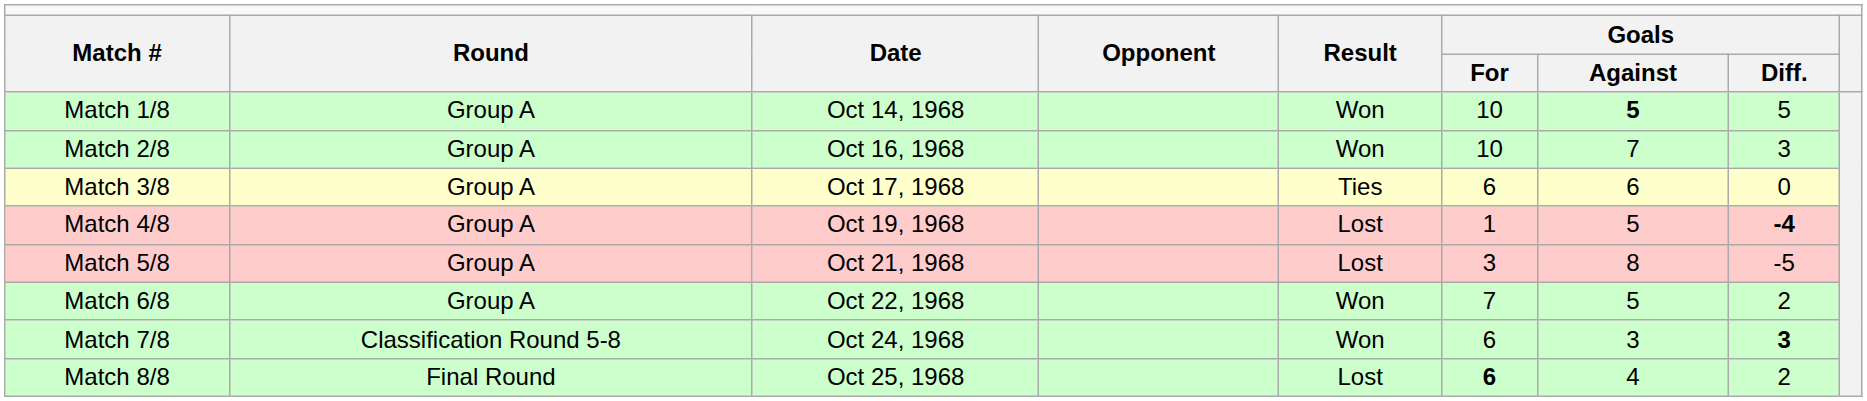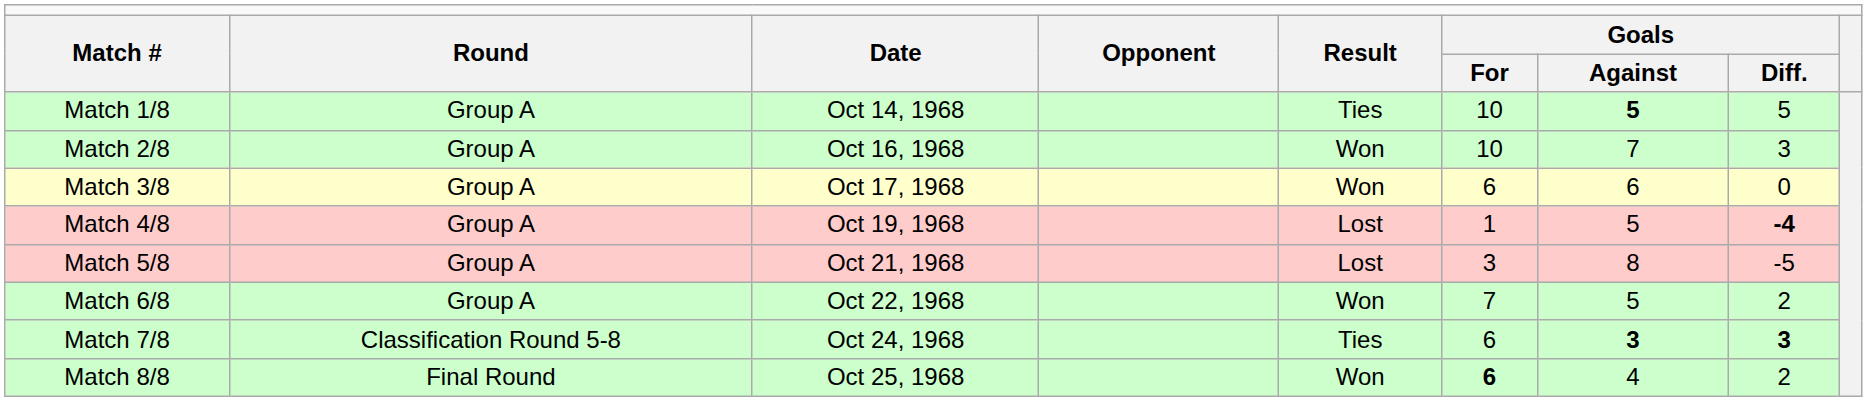(1360, 110) Won -> (1360, 110) Ties
(1360, 186) Ties -> (1360, 186) Won
(1360, 339) Won -> (1360, 339) Ties
(1633, 339) normal -> (1633, 339) bold
(1360, 377) Lost -> (1360, 377) Won
